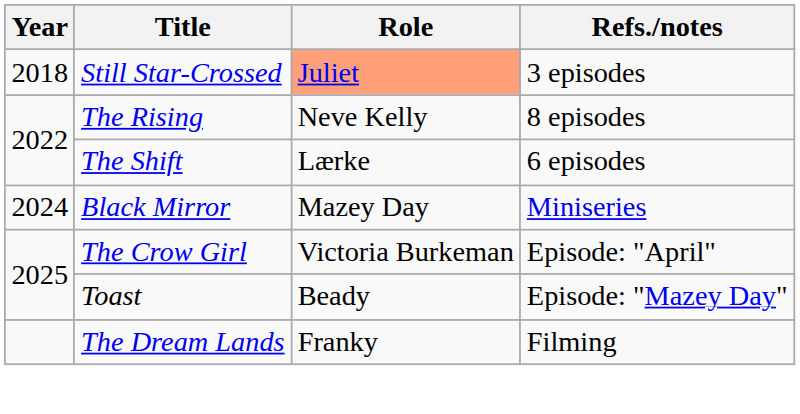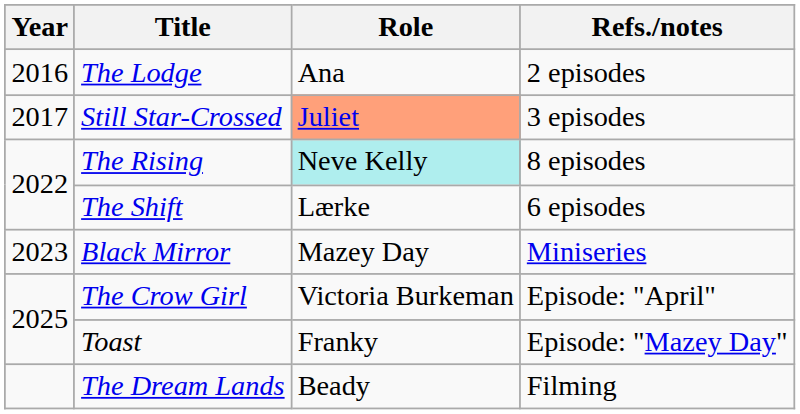+ row: (141, 71)
(40, 71) 2018 -> (40, 116) 2017
(363, 116) no background -> (363, 161) paleturquoise background
(40, 206) 2024 -> (40, 251) 2023
(334, 296) Beady -> (338, 341) Franky
(338, 341) Franky -> (334, 386) Beady
